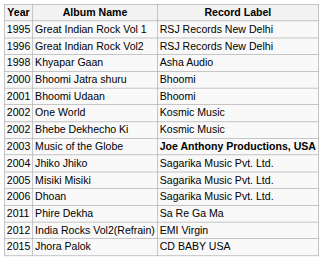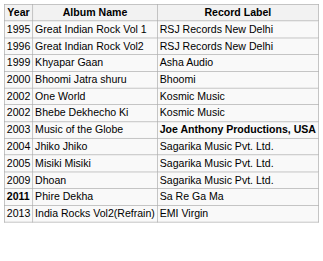(19, 63) 1998 -> (19, 63) 1999
- row: (70, 96)
(19, 197) 2006 -> (19, 180) 2009
(18, 213) normal -> (18, 197) bold
(19, 230) 2012 -> (19, 213) 2013
- row: (63, 247)
